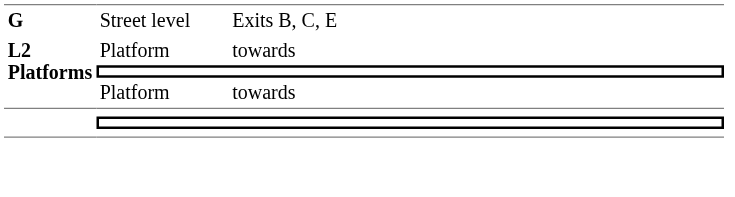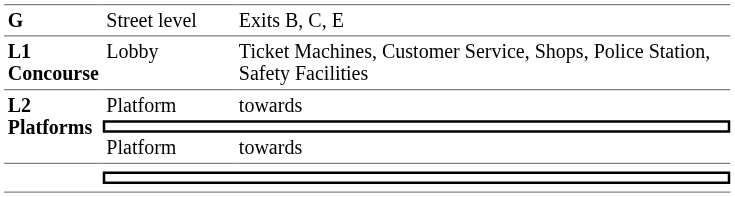+ row: (53, 62)
